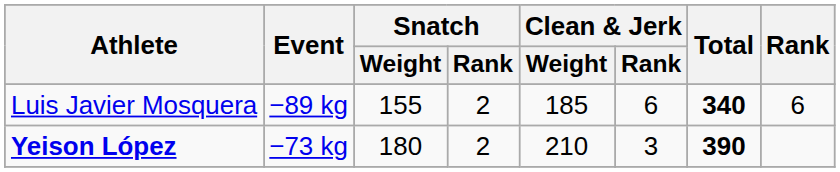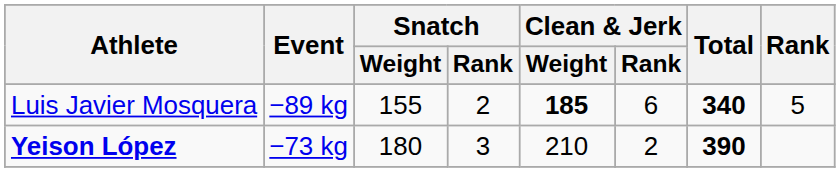(567, 105) normal -> (567, 105) bold
(798, 105) 6 -> (798, 105) 5
(483, 146) 2 -> (483, 146) 3
(651, 146) 3 -> (651, 146) 2
